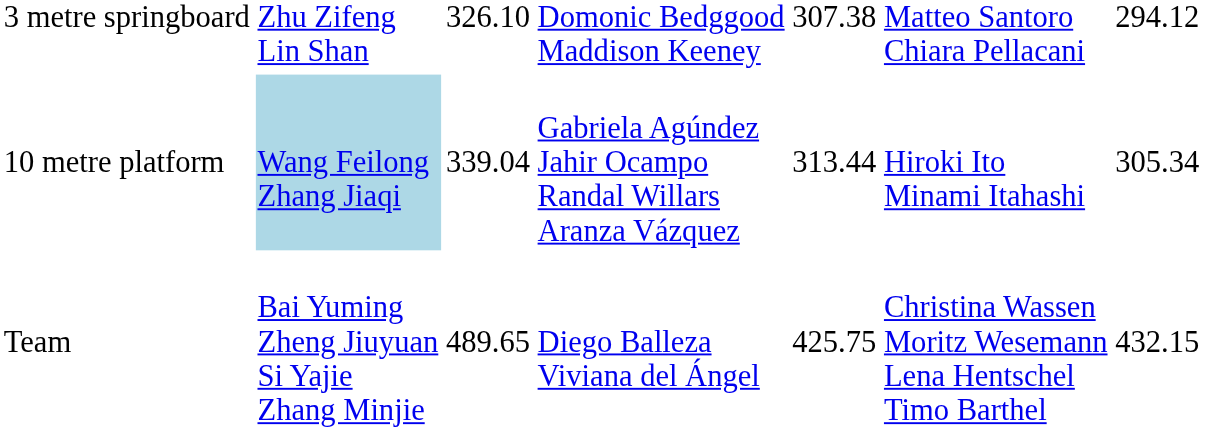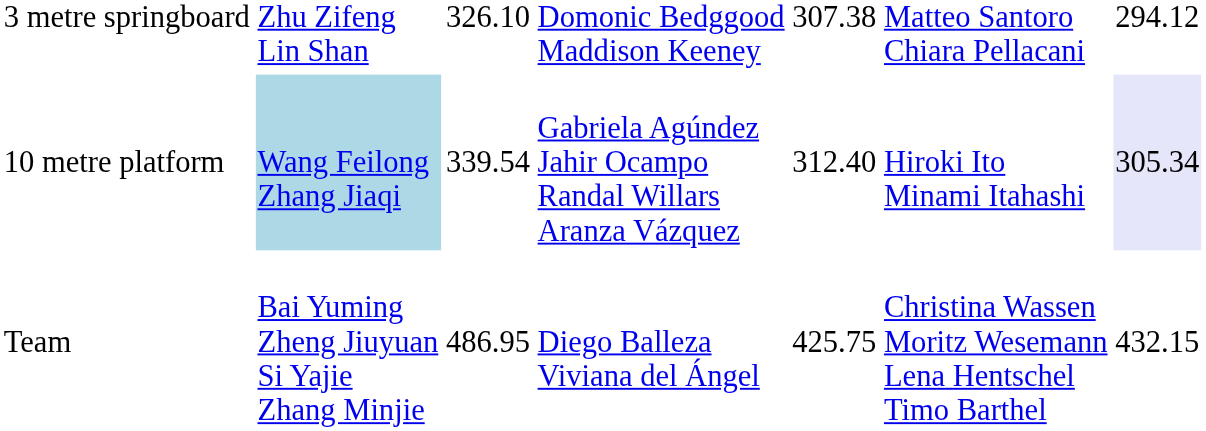(488, 162) 339.04 -> (488, 162) 339.54
(834, 162) 313.44 -> (834, 162) 312.40
(1157, 162) no background -> (1157, 162) lavender background
(488, 341) 489.65 -> (488, 341) 486.95
